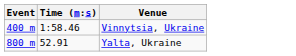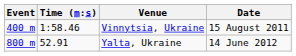+ column: (249, 12)
